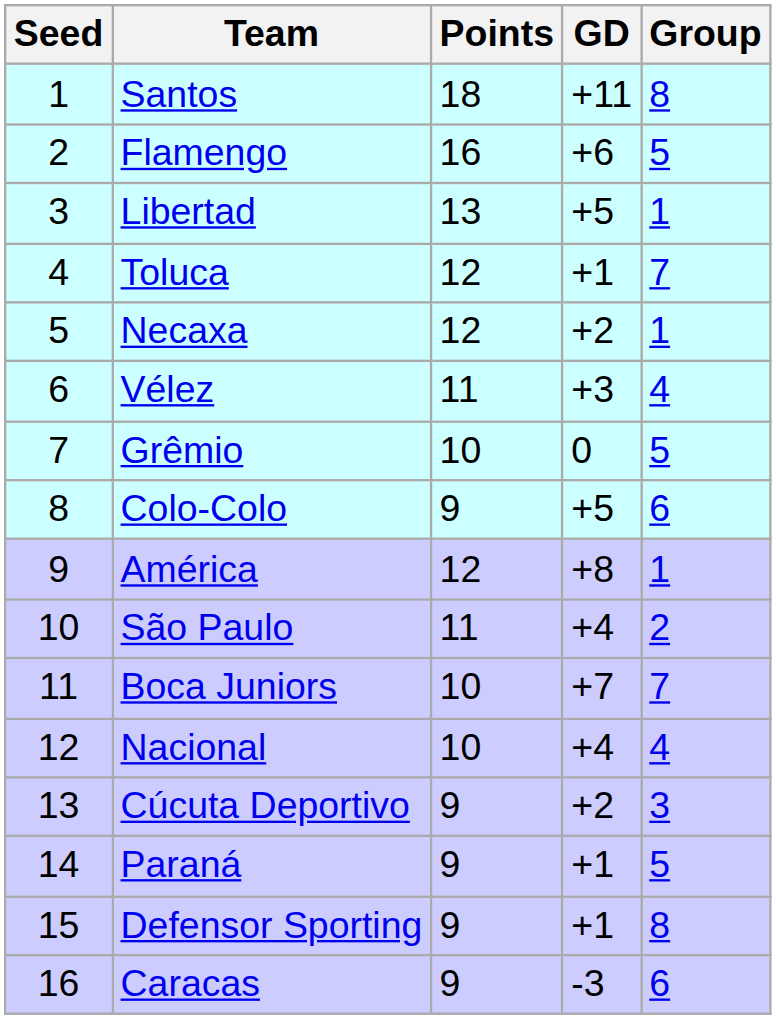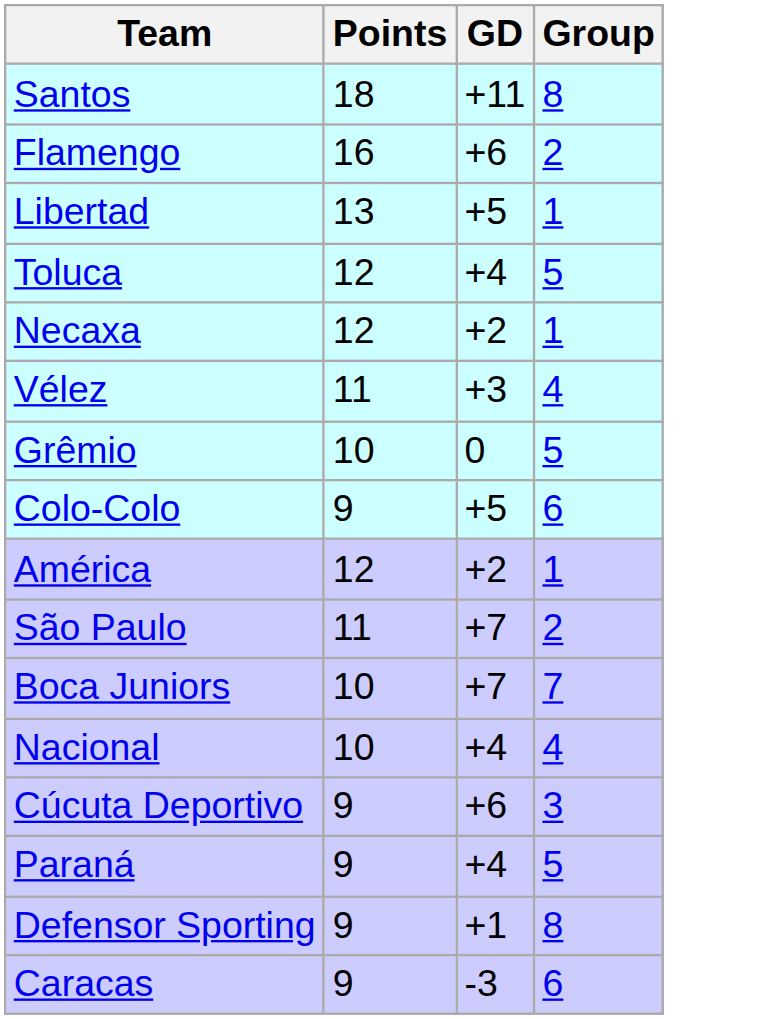- column: (59, 34)
(660, 152) 5 -> (553, 152) 2
(593, 271) +1 -> (486, 271) +4
(660, 271) 7 -> (553, 271) 5
(593, 568) +8 -> (486, 568) +2
(593, 627) +4 -> (486, 627) +7
(593, 806) +2 -> (486, 806) +6
(593, 865) +1 -> (486, 865) +4
